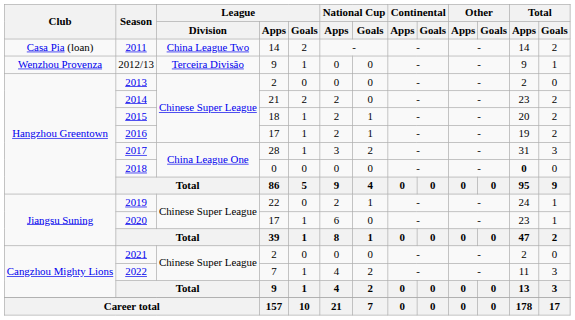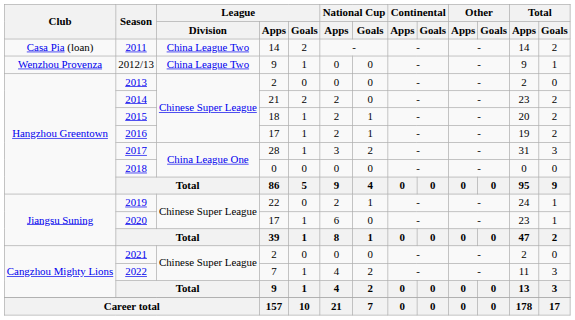(208, 64) Terceira Divisão -> (208, 64) China League Two
(524, 168) bold -> (524, 168) normal
